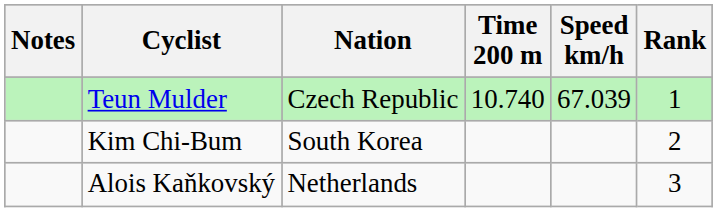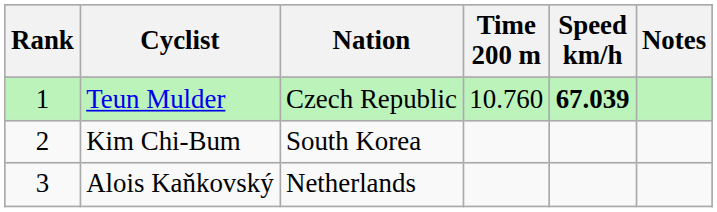columns swapped: (675, 40) <-> (43, 40)
(508, 98) 10.740 -> (506, 98) 10.760
(594, 98) normal -> (593, 98) bold
